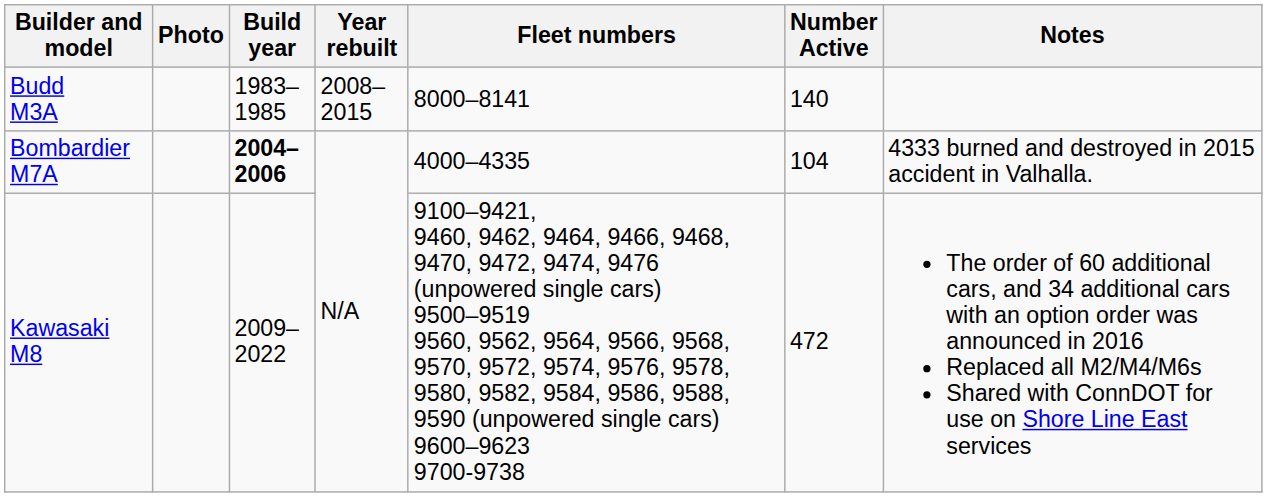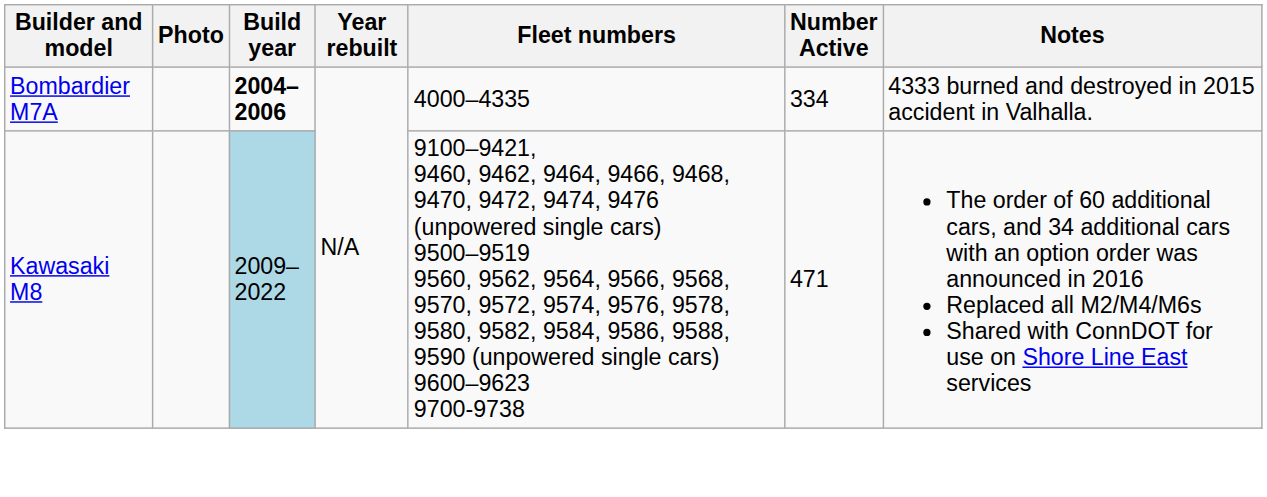- row: (37, 98)
(809, 161) 104 -> (809, 98) 334
(267, 342) no background -> (267, 279) lightblue background
(809, 342) 472 -> (809, 279) 471
